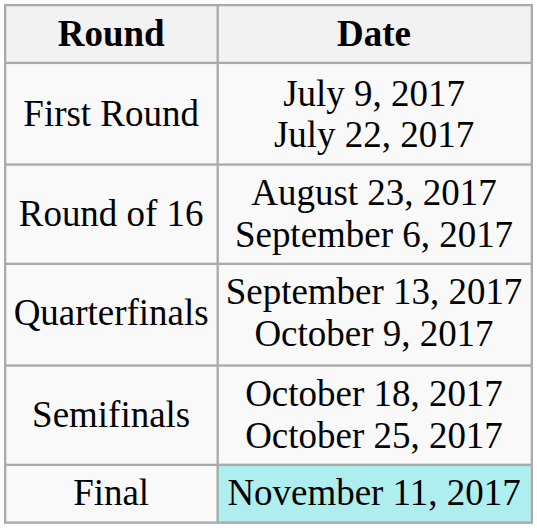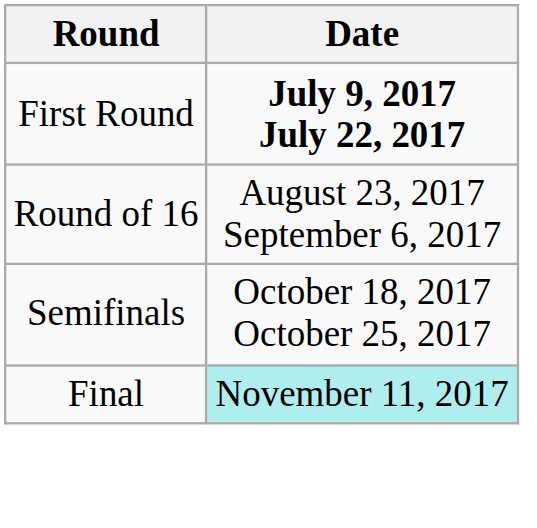(374, 113) normal -> (362, 113) bold
- row: (111, 313)
